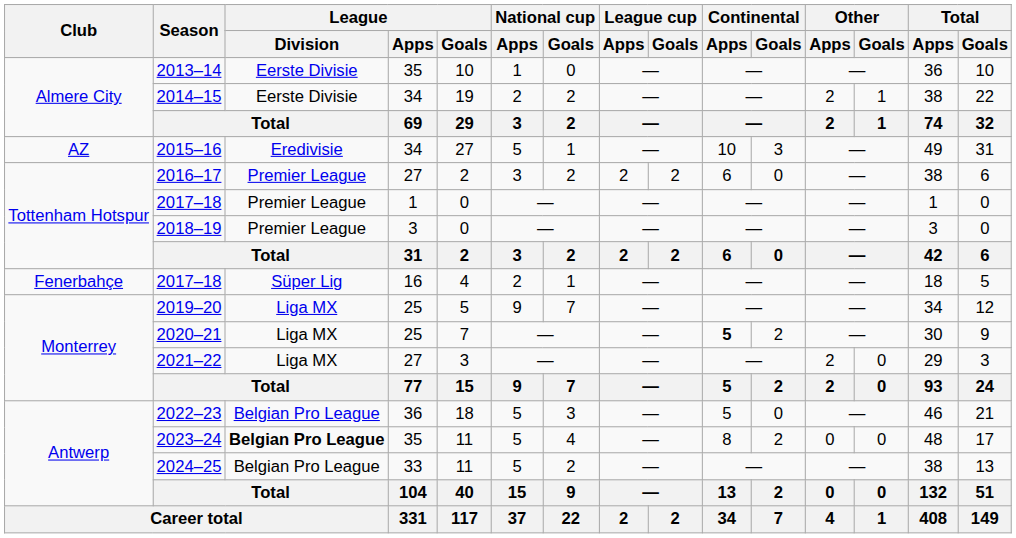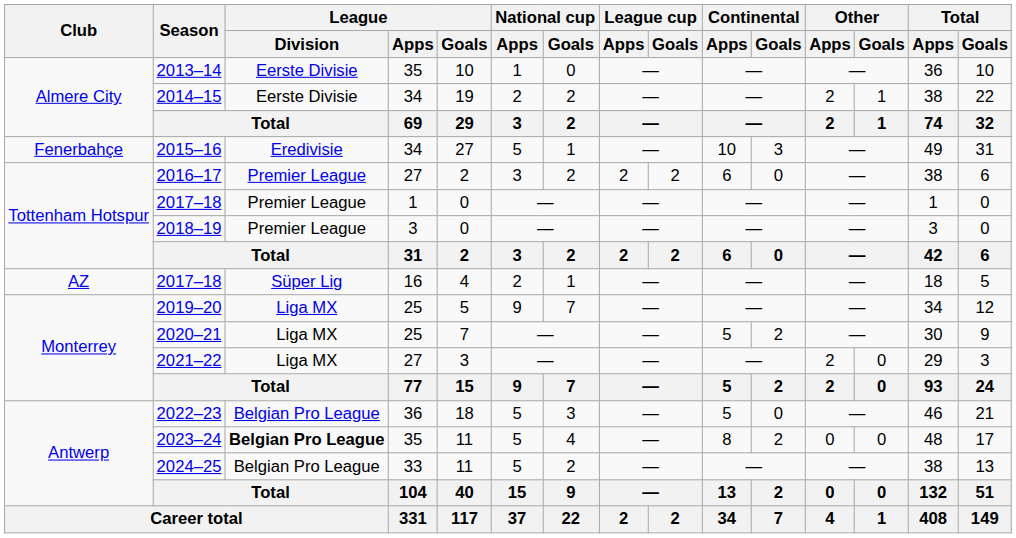(79, 149) AZ -> (79, 149) Fenerbahçe
(79, 281) Fenerbahçe -> (79, 281) AZ
(727, 334) bold -> (727, 334) normal
